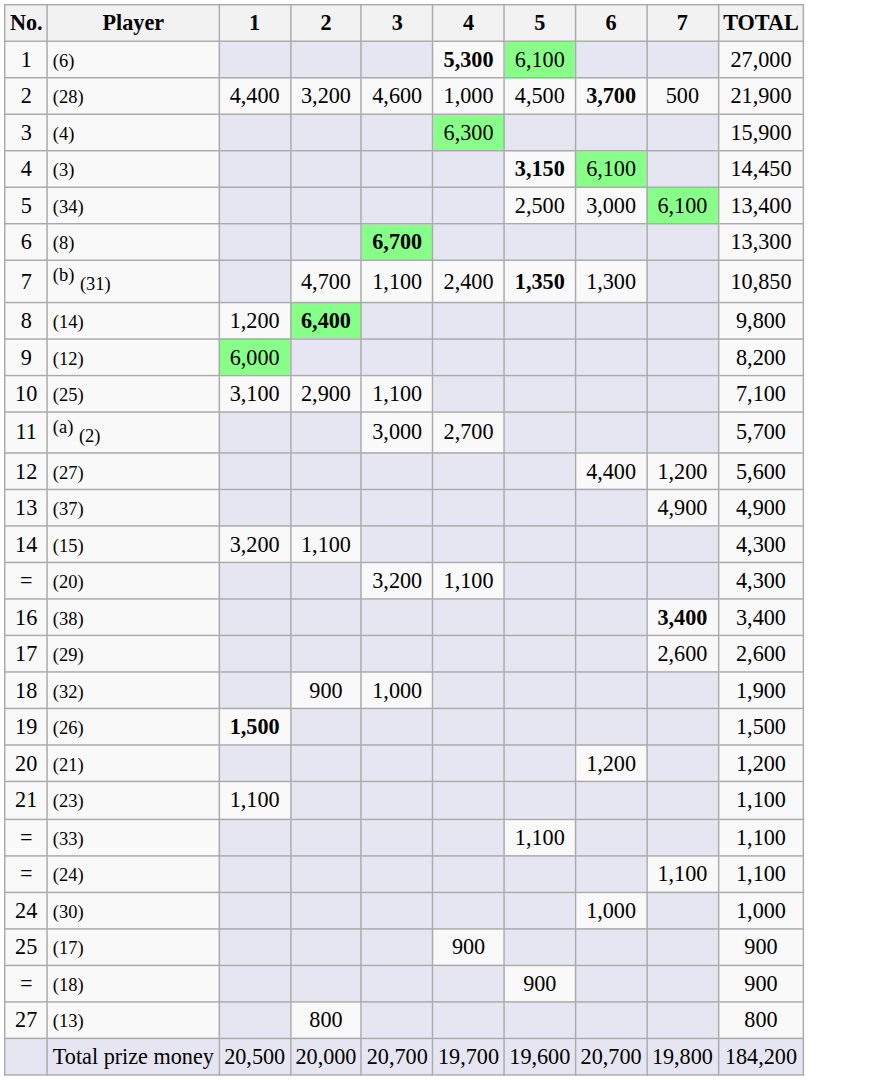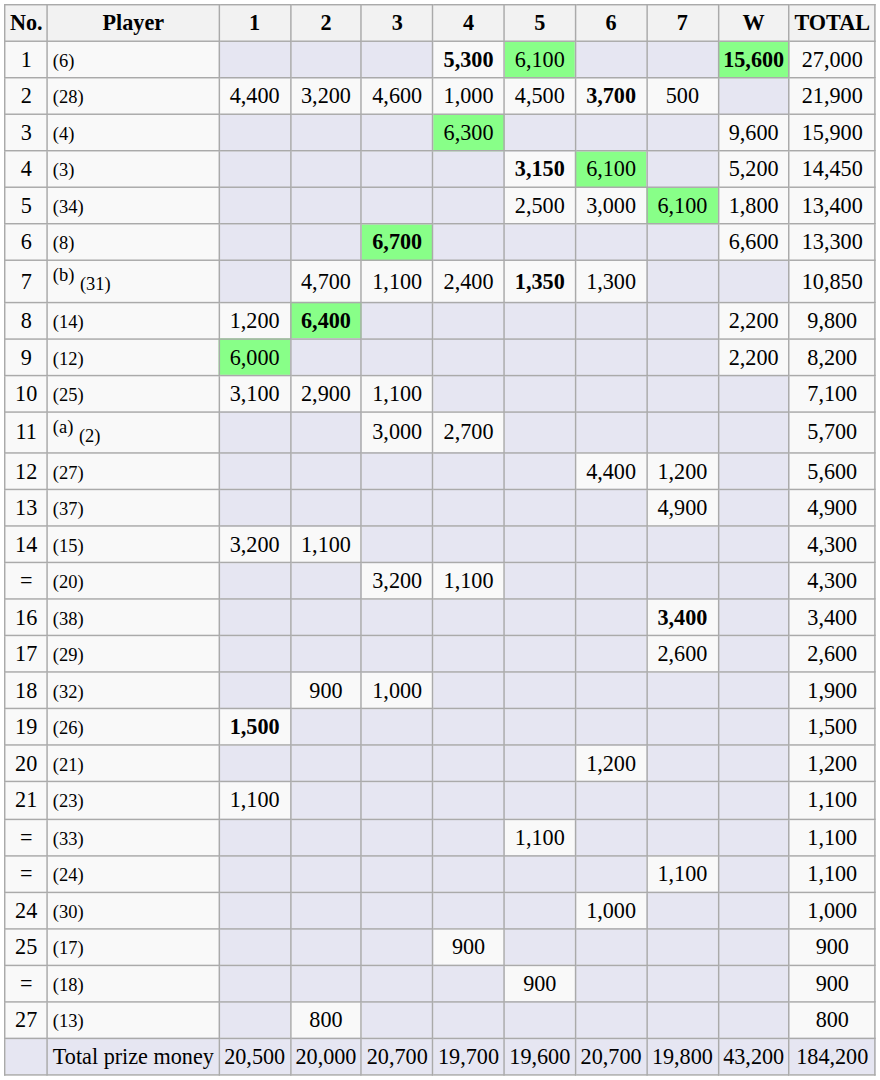+ column: (754, 22)
